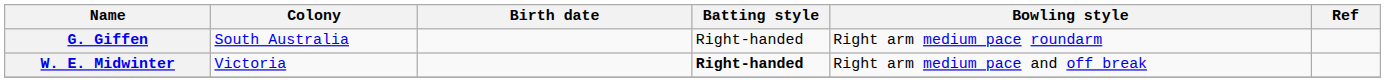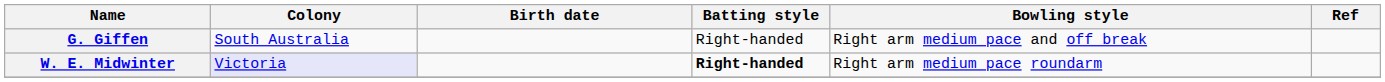(968, 41) Right arm medium pace roundarm -> (990, 41) Right arm medium pace and off break
(250, 65) no background -> (250, 65) lavender background
(990, 65) Right arm medium pace and off break -> (968, 65) Right arm medium pace roundarm
